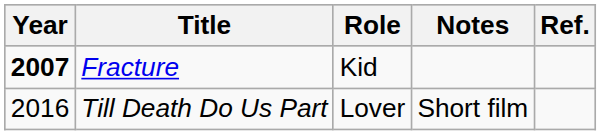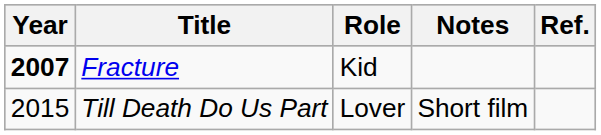(40, 108) 2016 -> (40, 108) 2015
